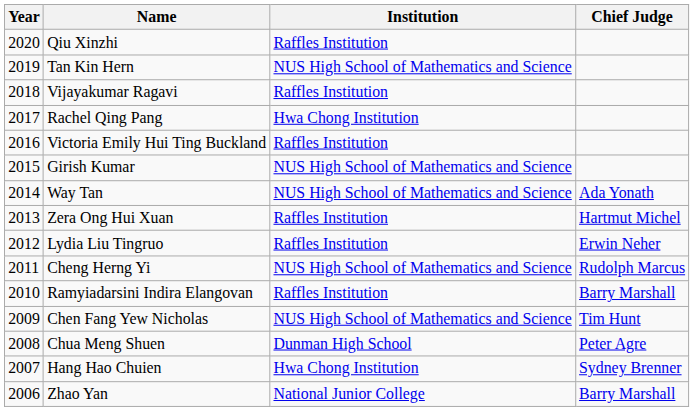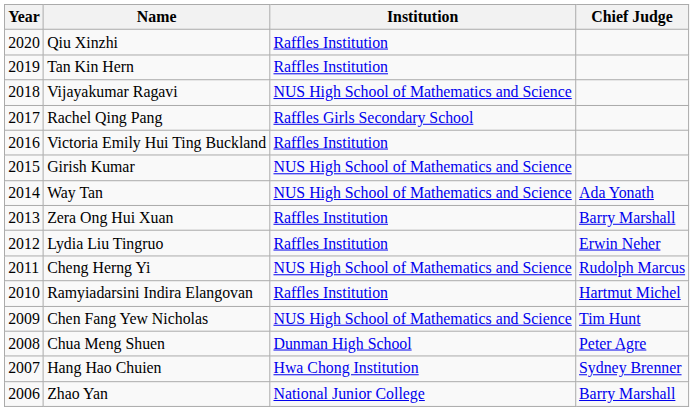(423, 67) NUS High School of Mathematics and Science -> (331, 67) Raffles Institution
(331, 92) Raffles Institution -> (423, 92) NUS High School of Mathematics and Science
(346, 117) Hwa Chong Institution -> (373, 117) Raffles Girls Secondary School
(630, 218) Hartmut Michel -> (627, 218) Barry Marshall
(627, 293) Barry Marshall -> (630, 293) Hartmut Michel
